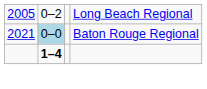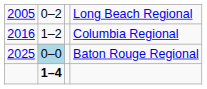+ row: (126, 34)
(21, 34) 2021 -> (21, 53) 2025
